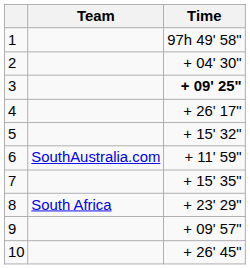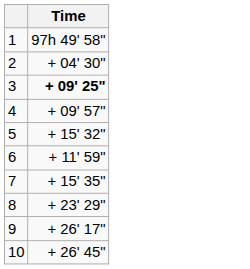- column: (96, 16)
(212, 110) + 26' 17" -> (77, 110) + 09' 57"
(212, 228) + 09' 57" -> (77, 228) + 26' 17"
